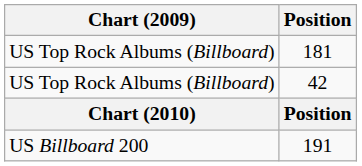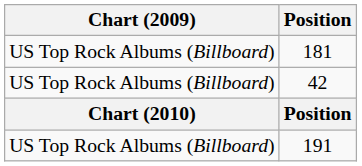(79, 144) US Billboard 200 -> (142, 144) US Top Rock Albums (Billboard)
